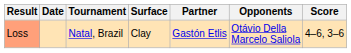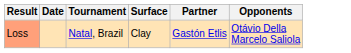- column: (325, 12)
